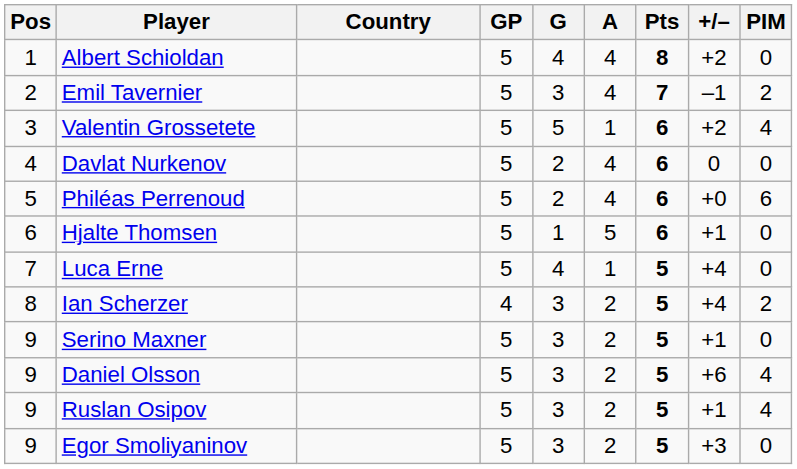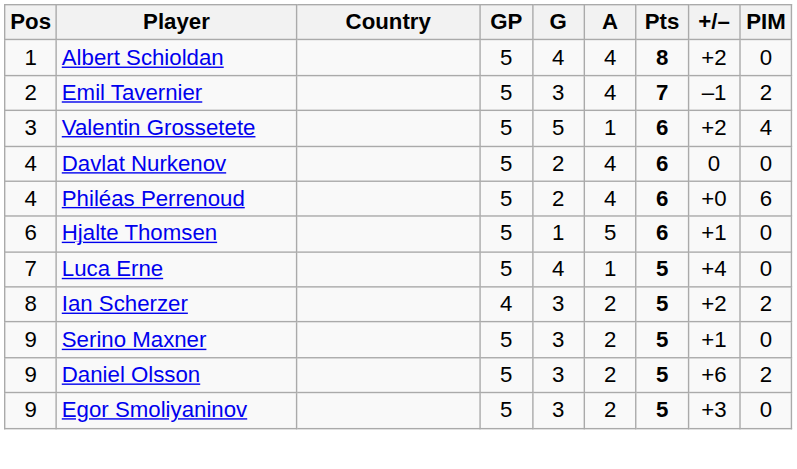(31, 198) 5 -> (31, 198) 4
(714, 304) +4 -> (714, 304) +2
(766, 374) 4 -> (766, 374) 2
- row: (134, 410)
